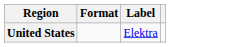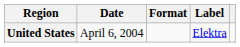+ column: (112, 13)
